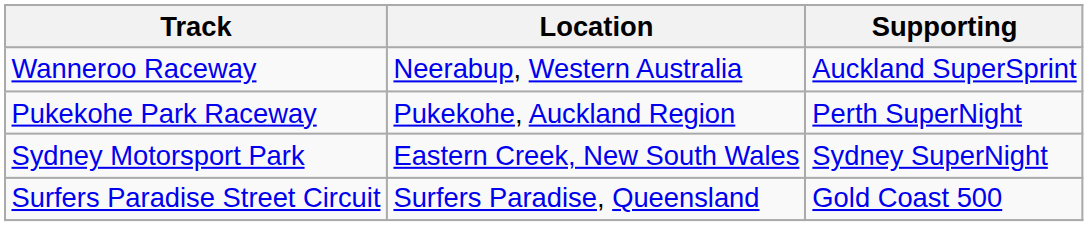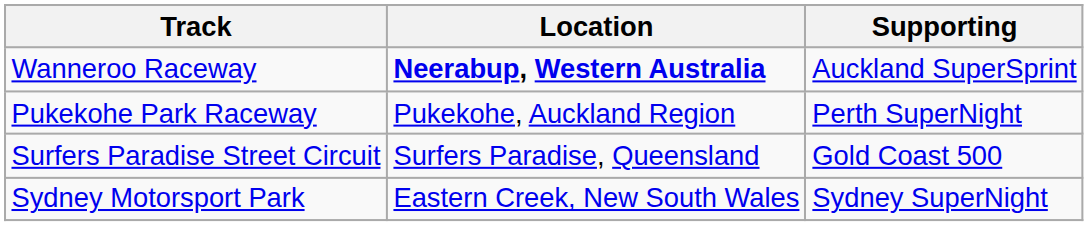(568, 69) normal -> (579, 69) bold
rows swapped: (196, 199) <-> (158, 155)
